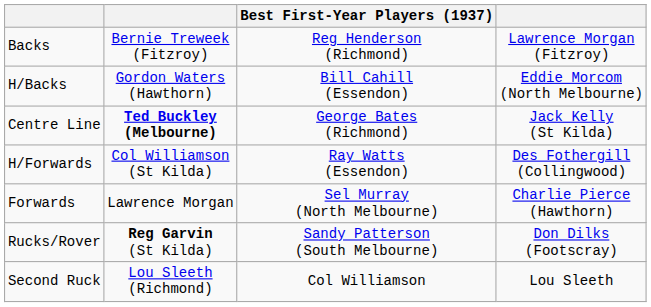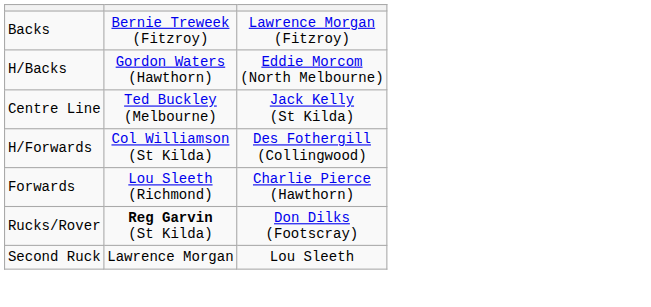- column: (367, 16)
(170, 125) bold -> (170, 109) normal
(170, 203) Lawrence Morgan -> (170, 187) Lou Sleeth (Richmond)
(170, 281) Lou Sleeth (Richmond) -> (170, 257) Lawrence Morgan
